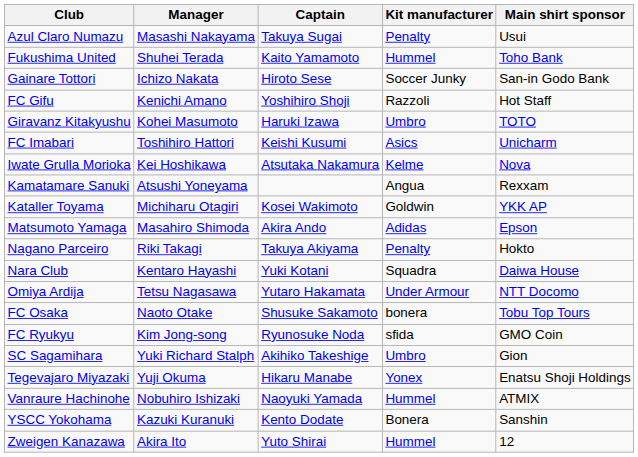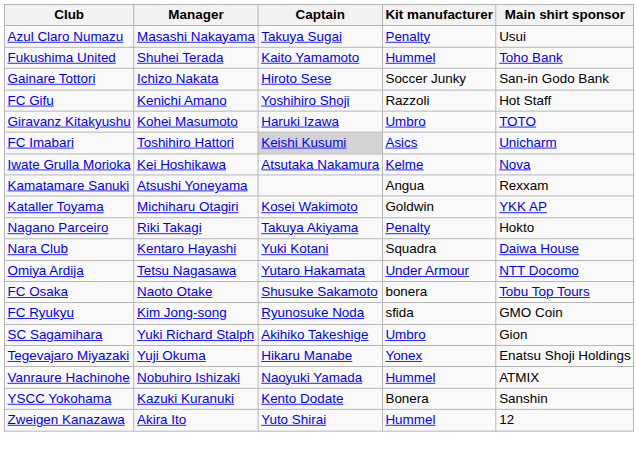(304, 143) no background -> (304, 143) lightgrey background
- row: (67, 228)
